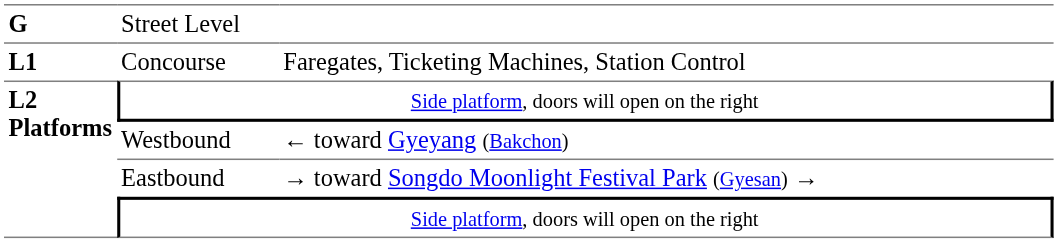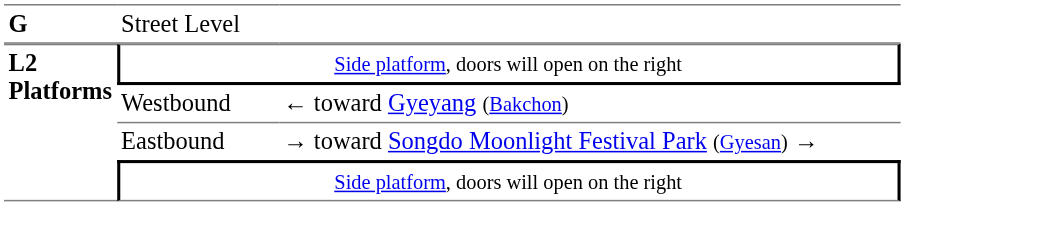- row: (173, 61)
